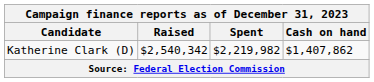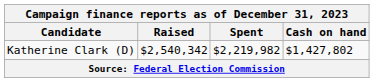(319, 50) $1,407,862 -> (319, 50) $1,427,802
